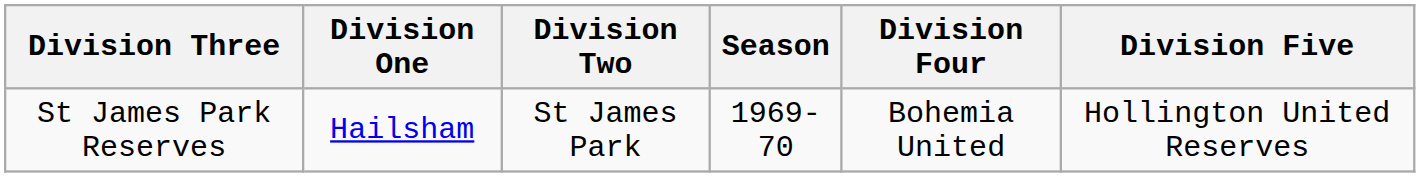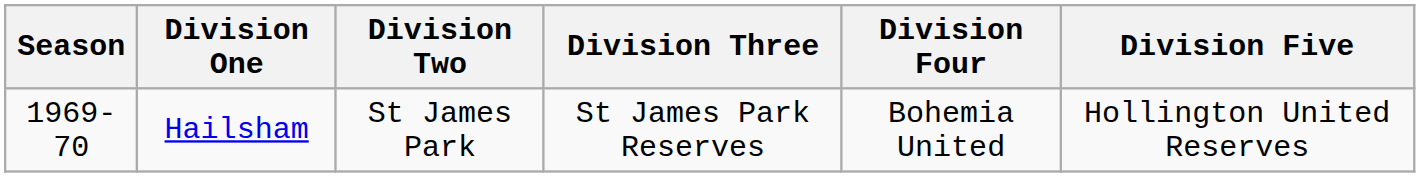columns swapped: (776, 47) <-> (154, 47)
